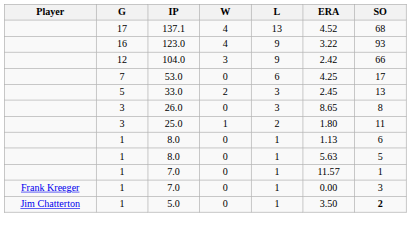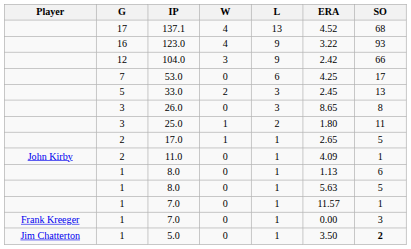+ row: (50, 140)
+ row: (50, 156)
